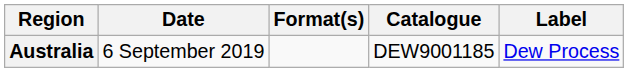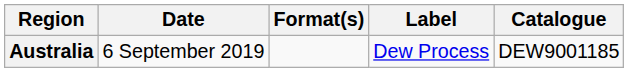columns swapped: (561, 20) <-> (434, 20)
